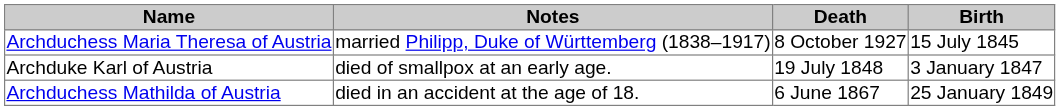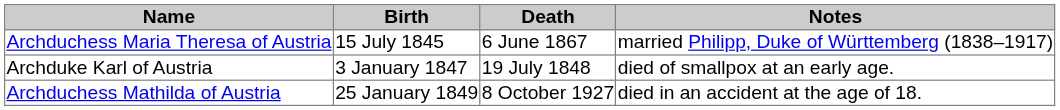columns swapped: (982, 17) <-> (553, 17)
(840, 42) 8 October 1927 -> (535, 42) 6 June 1867
(827, 92) 6 June 1867 -> (548, 92) 8 October 1927
